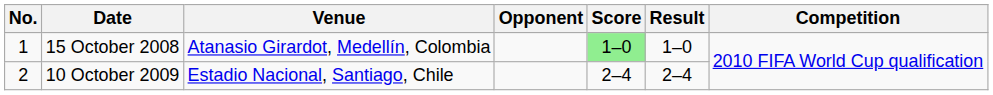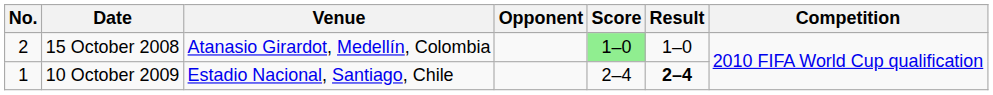(23, 47) 1 -> (23, 47) 2
(23, 75) 2 -> (23, 75) 1
(677, 75) normal -> (677, 75) bold
